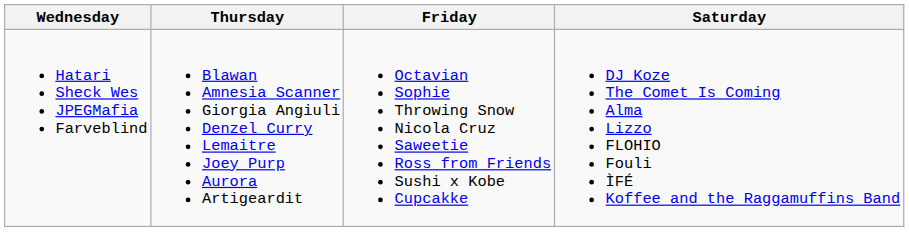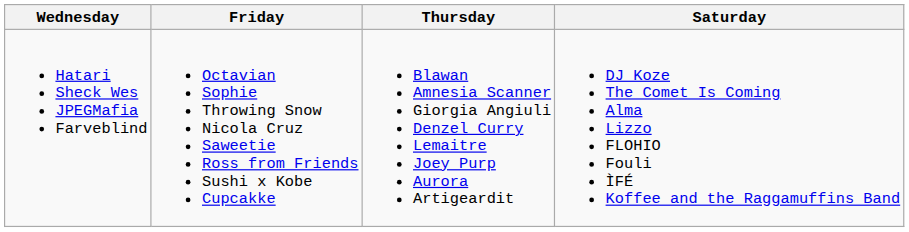columns swapped: (247, 17) <-> (449, 17)
